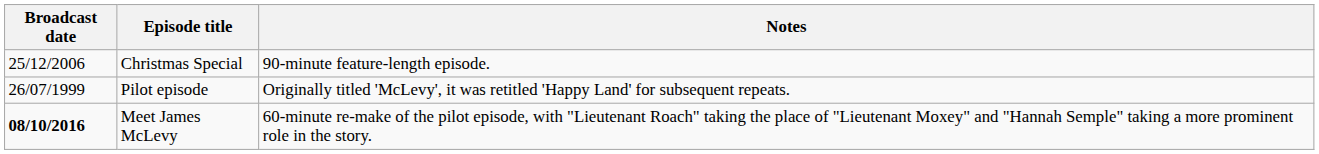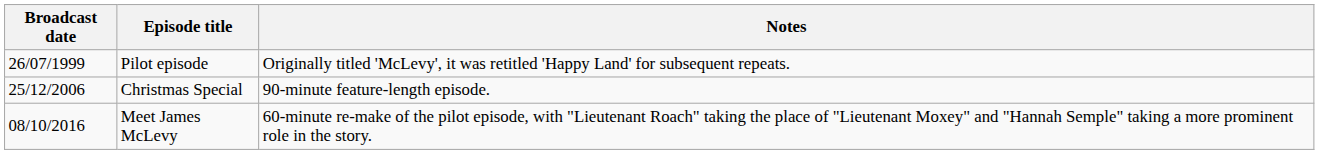rows swapped: (164, 90) <-> (182, 63)
(47, 126) bold -> (47, 126) normal
